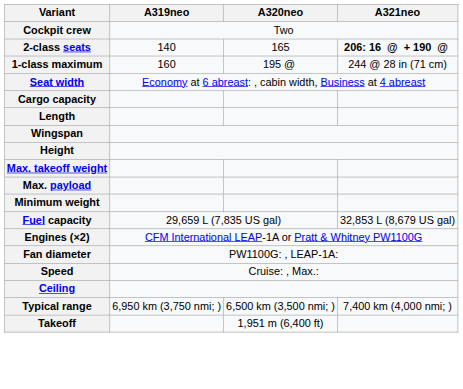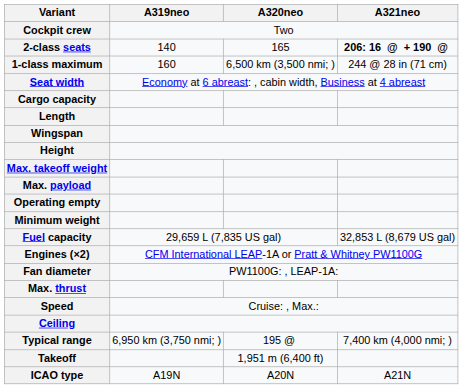(281, 64) 195 @ -> (281, 64) 6,500 km (3,500 nmi; )
+ row: (57, 202)
+ row: (57, 289)
(281, 306) 6,500 km (3,500 nmi; ) -> (281, 340) 195 @
+ row: (57, 375)
